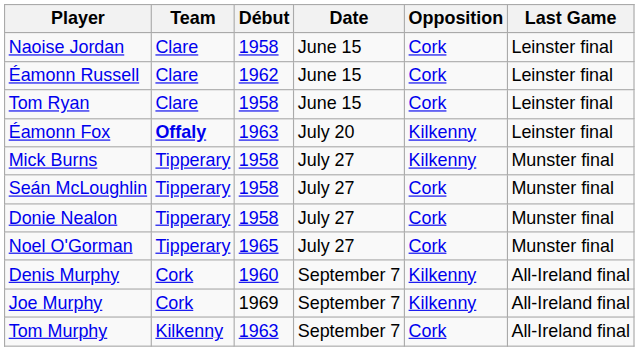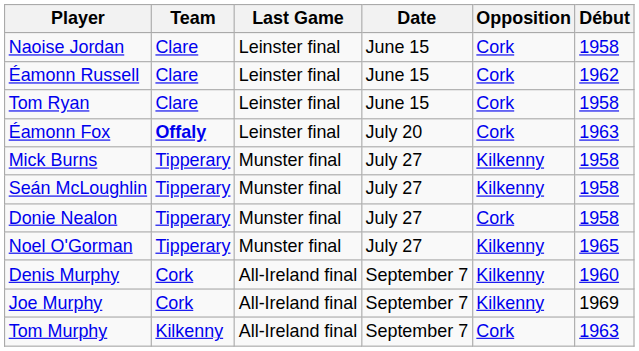columns swapped: (571, 18) <-> (264, 18)
(442, 132) Kilkenny -> (495, 132) Cork
(428, 189) Cork -> (510, 189) Kilkenny
(428, 246) Cork -> (510, 246) Kilkenny
